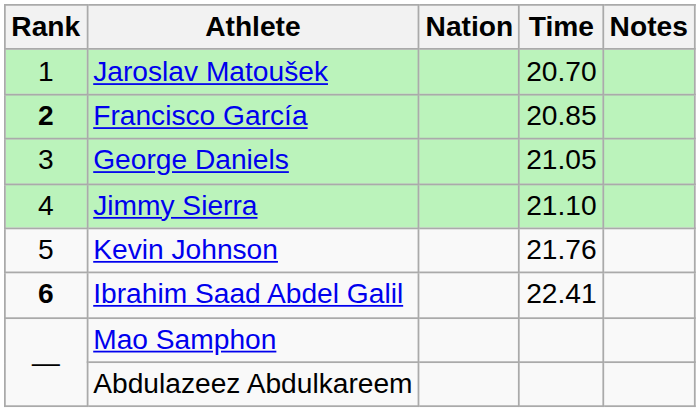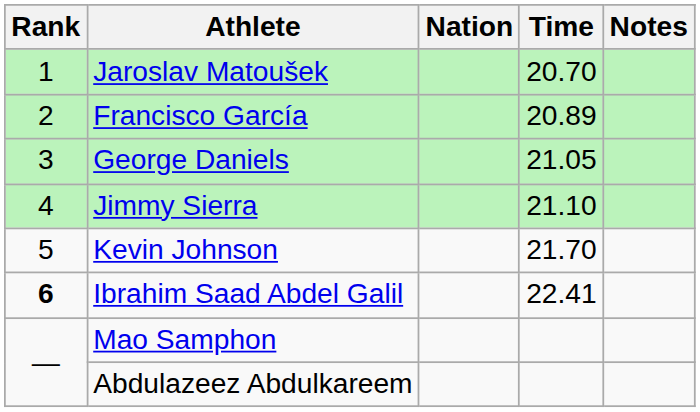(46, 116) bold -> (46, 116) normal
(561, 116) 20.85 -> (561, 116) 20.89
(561, 250) 21.76 -> (561, 250) 21.70
